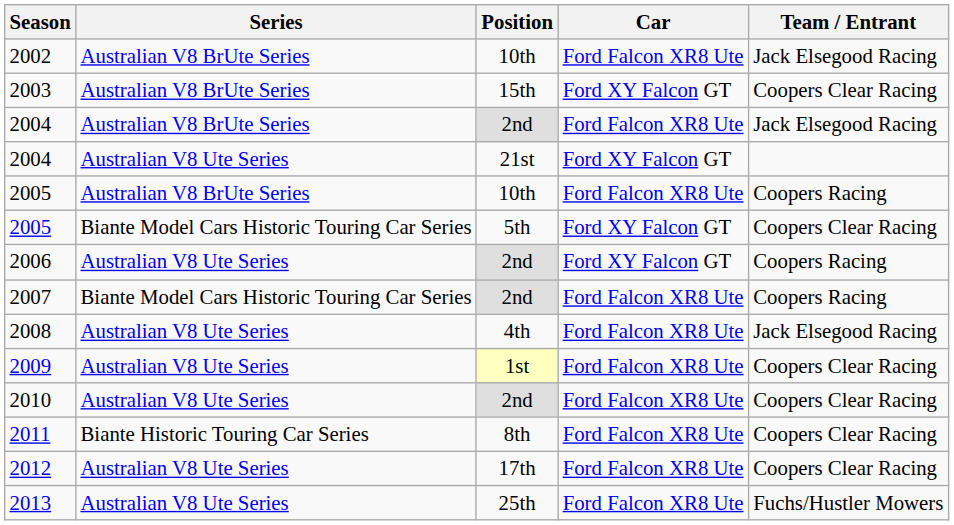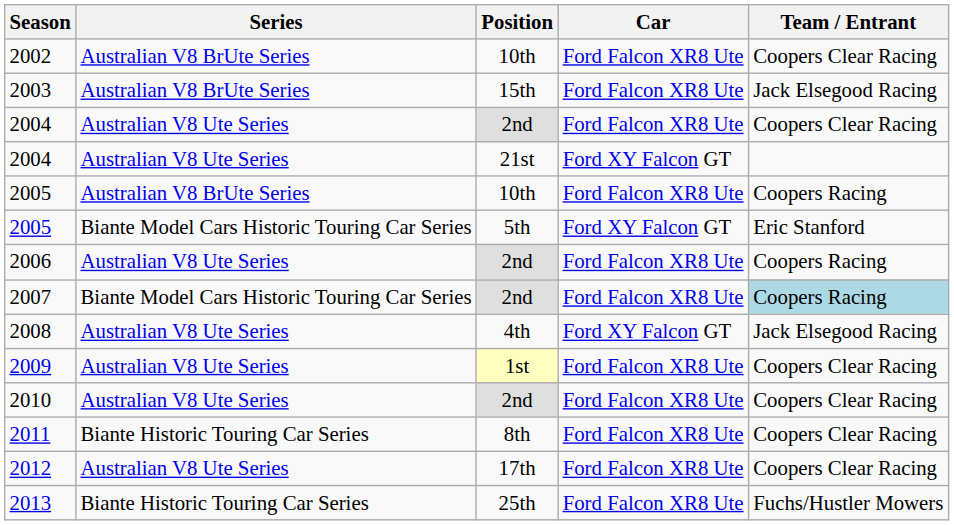(845, 56) Jack Elsegood Racing -> (845, 56) Coopers Clear Racing
(647, 90) Ford XY Falcon GT -> (653, 90) Ford Falcon XR8 Ute
(845, 90) Coopers Clear Racing -> (845, 90) Jack Elsegood Racing
(195, 124) Australian V8 BrUte Series -> (185, 124) Australian V8 Ute Series
(845, 124) Jack Elsegood Racing -> (845, 124) Coopers Clear Racing
(845, 227) Coopers Clear Racing -> (809, 227) Eric Stanford
(647, 262) Ford XY Falcon GT -> (653, 262) Ford Falcon XR8 Ute
(820, 296) no background -> (820, 296) lightblue background
(653, 330) Ford Falcon XR8 Ute -> (647, 330) Ford XY Falcon GT
(185, 502) Australian V8 Ute Series -> (225, 502) Biante Historic Touring Car Series
